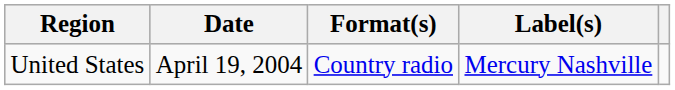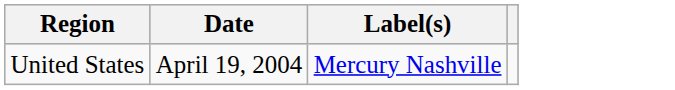- column: (383, 24)
